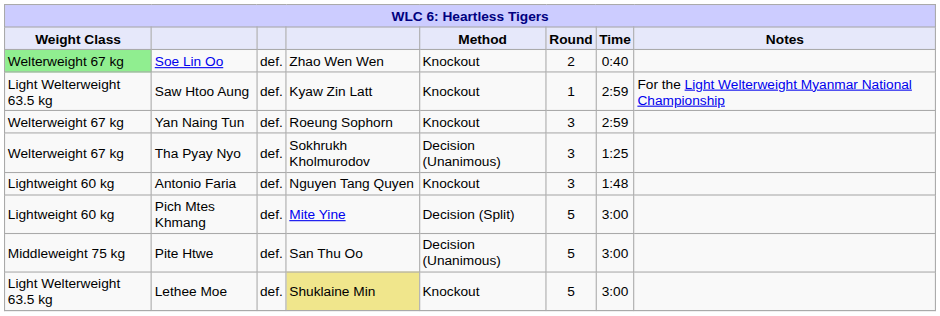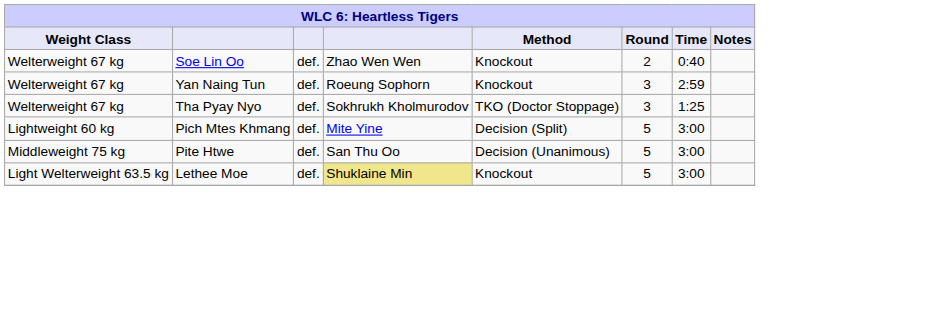(66, 61) lightgreen background -> (66, 61) no background
- row: (202, 91)
(462, 153) Decision (Unanimous) -> (547, 106) TKO (Doctor Stoppage)
- row: (195, 183)
